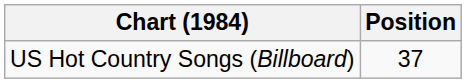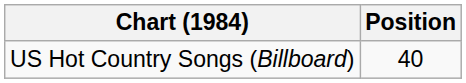(411, 59) 37 -> (411, 59) 40
